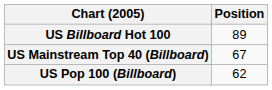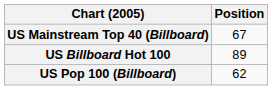rows swapped: (108, 34) <-> (108, 54)
